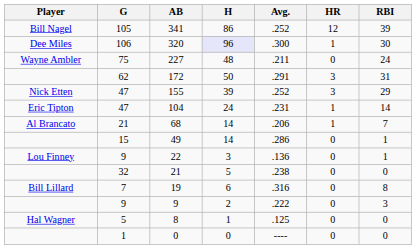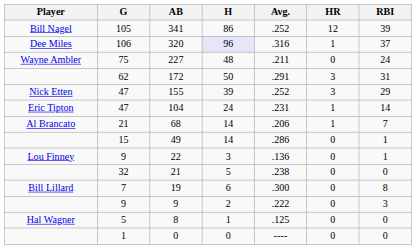(281, 44) .300 -> (281, 44) .316
(385, 44) 30 -> (385, 44) 37
(281, 188) .316 -> (281, 188) .300
